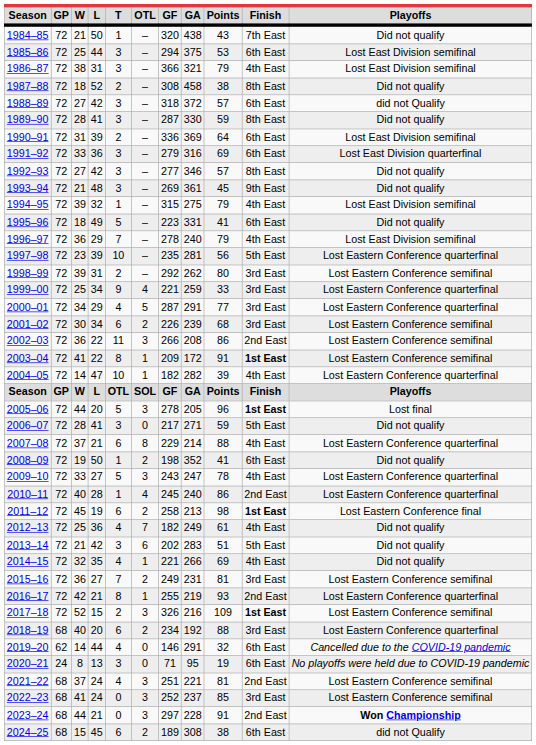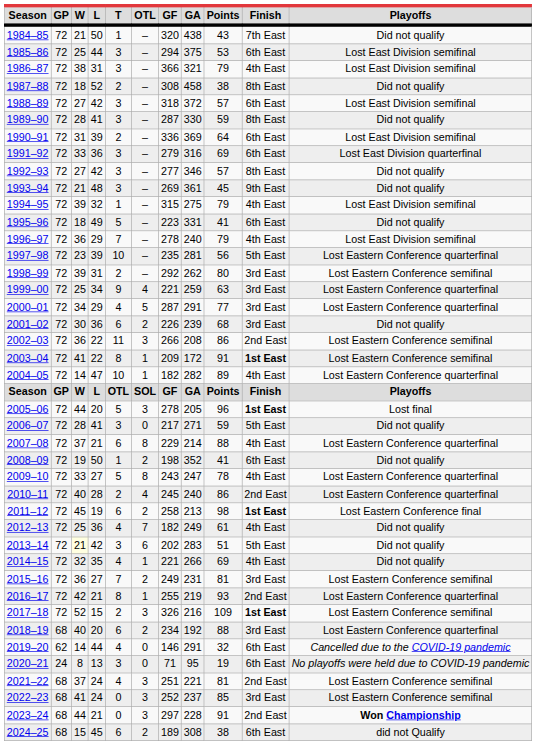(411, 103) did not Qualify -> (411, 103) Lost East Division semifinal
(223, 290) 33 -> (223, 290) 63
(97, 324) 34 -> (97, 324) 36
(411, 324) Lost Eastern Conference semifinal -> (411, 324) Did not qualify
(223, 375) 39 -> (223, 375) 89
(145, 477) 3 -> (145, 477) 8
(118, 494) 1 -> (118, 494) 2
(80, 545) no background -> (80, 545) lightyellow background
